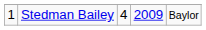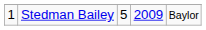(124, 15) 4 -> (124, 15) 5
